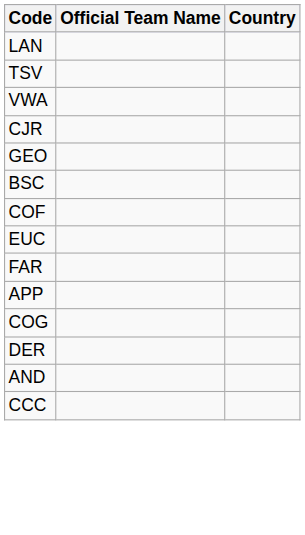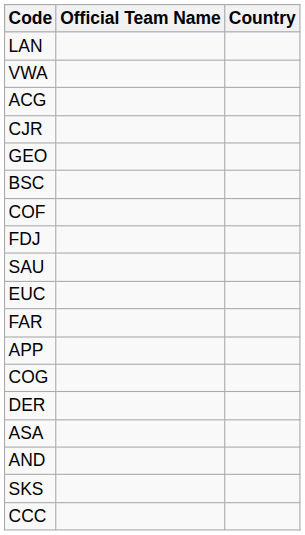- row: (26, 73)
+ row: (27, 101)
+ row: (25, 239)
+ row: (26, 267)
+ row: (26, 433)
+ row: (26, 488)
